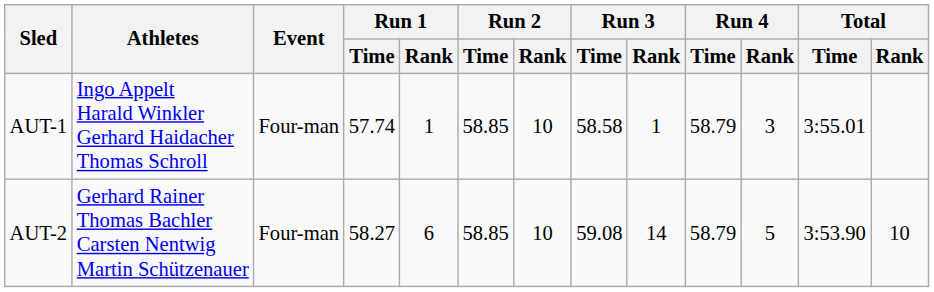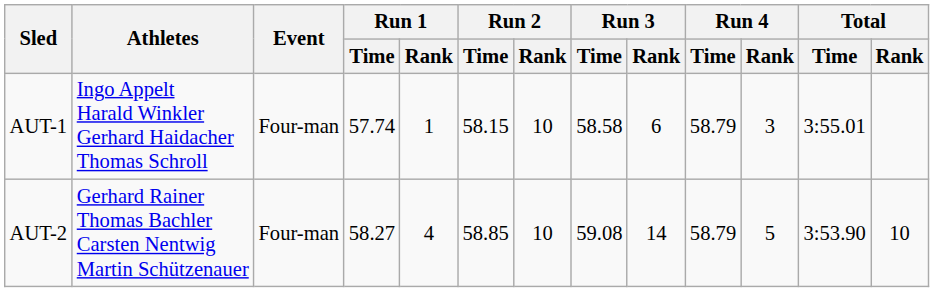(486, 126) 58.85 -> (486, 126) 58.15
(656, 126) 1 -> (656, 126) 6
(429, 233) 6 -> (429, 233) 4
